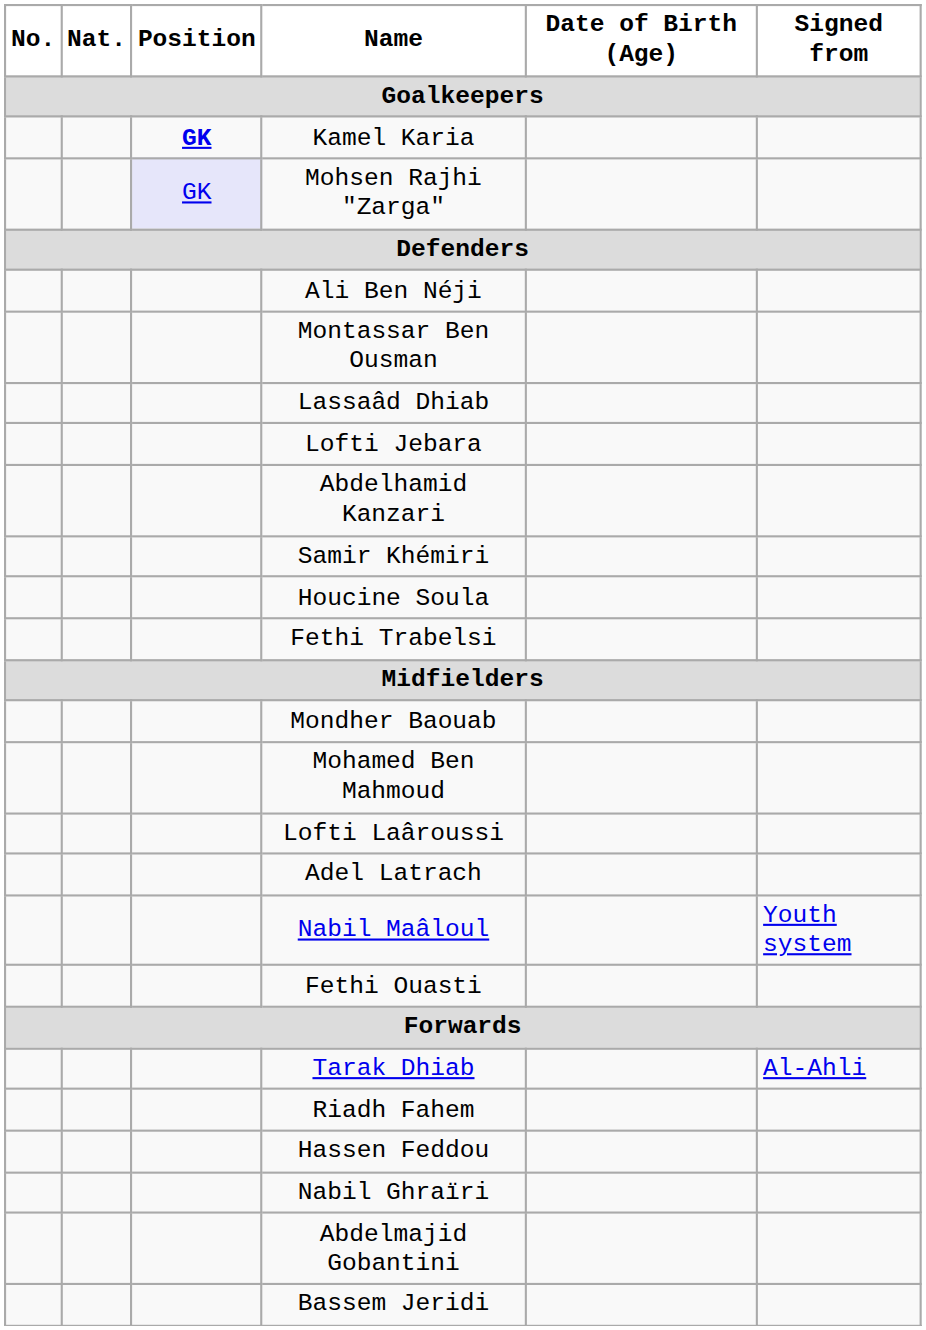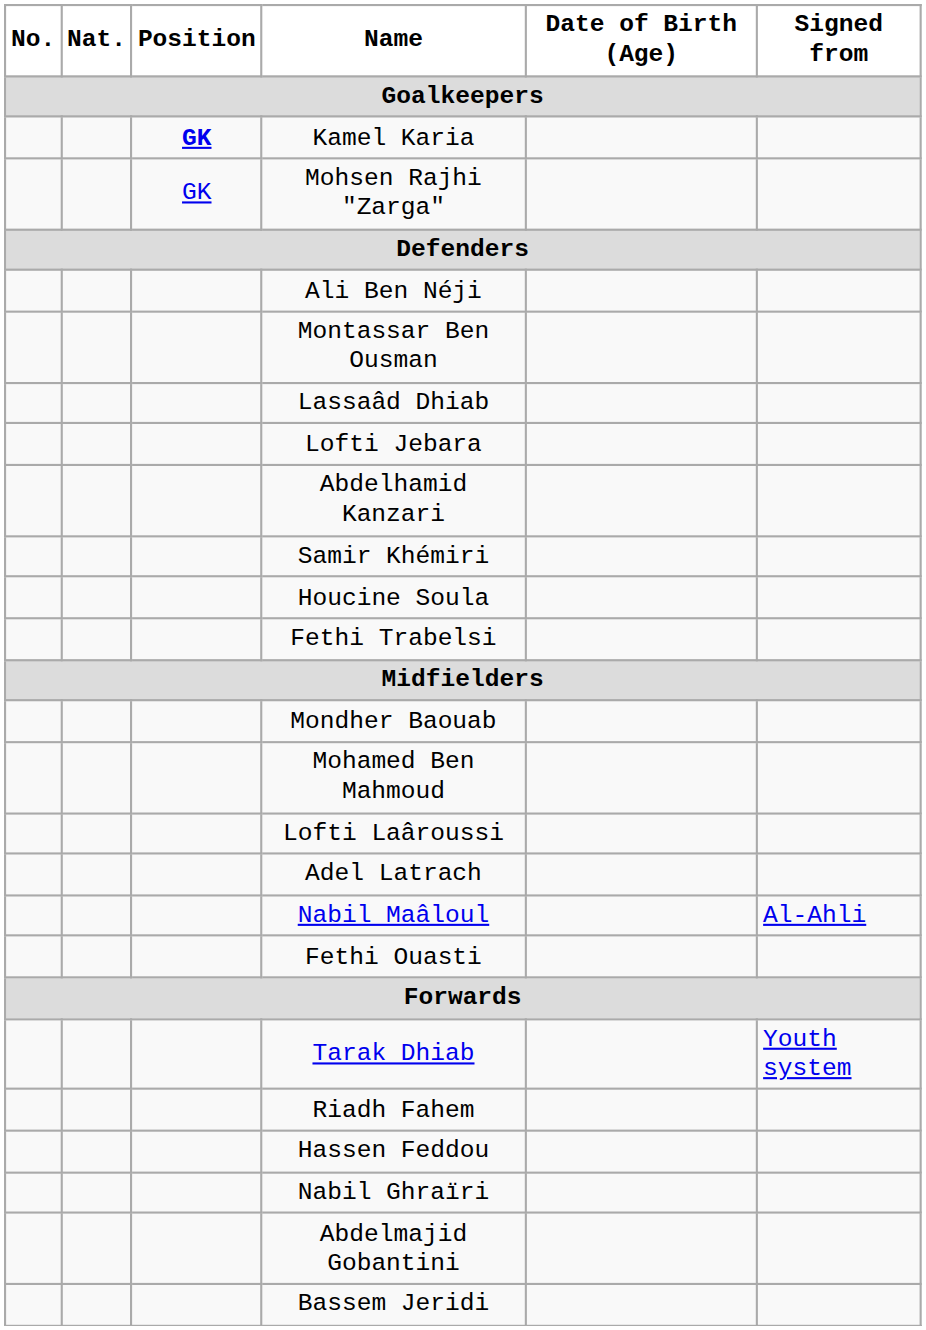(197, 193) lavender background -> (197, 193) no background
(807, 930) Youth system -> (815, 915) Al-Ahli
(815, 1069) Al-Ahli -> (807, 1054) Youth system
